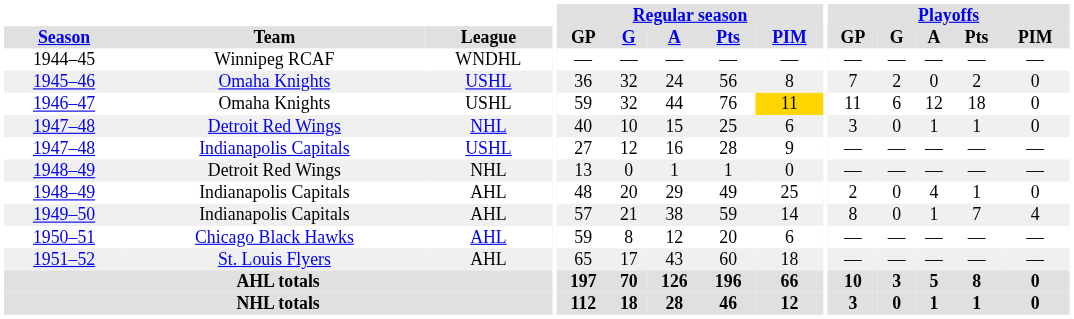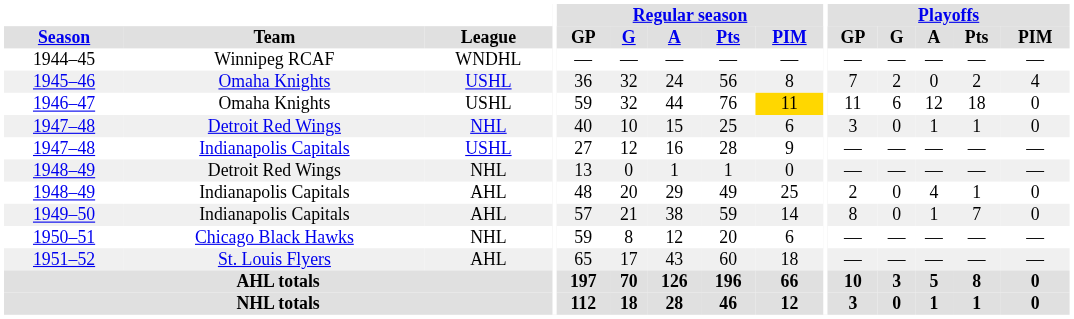(1035, 81) 0 -> (1035, 81) 4
(1035, 214) 4 -> (1035, 214) 0
(488, 237) AHL -> (488, 237) NHL
